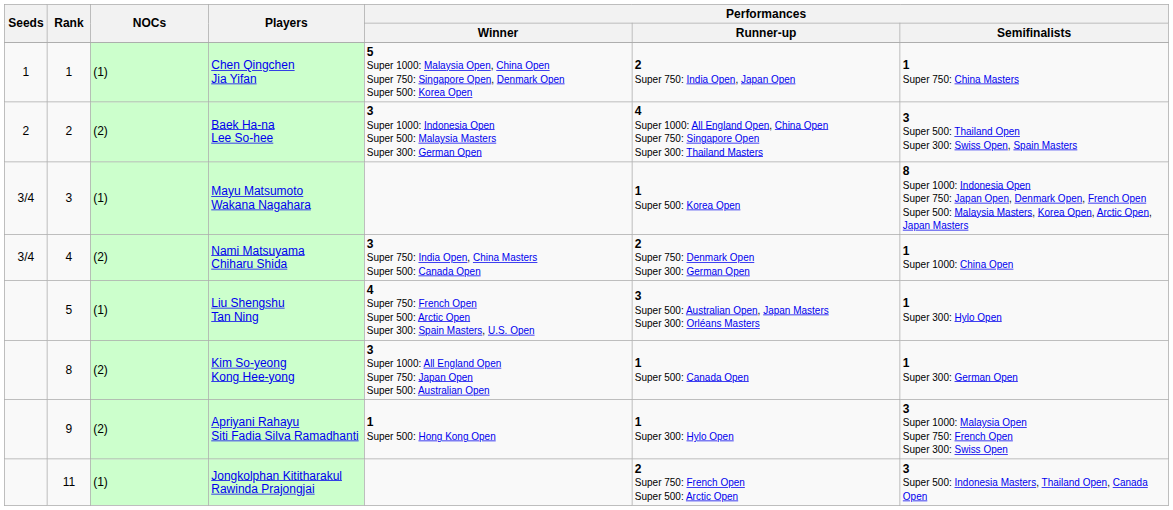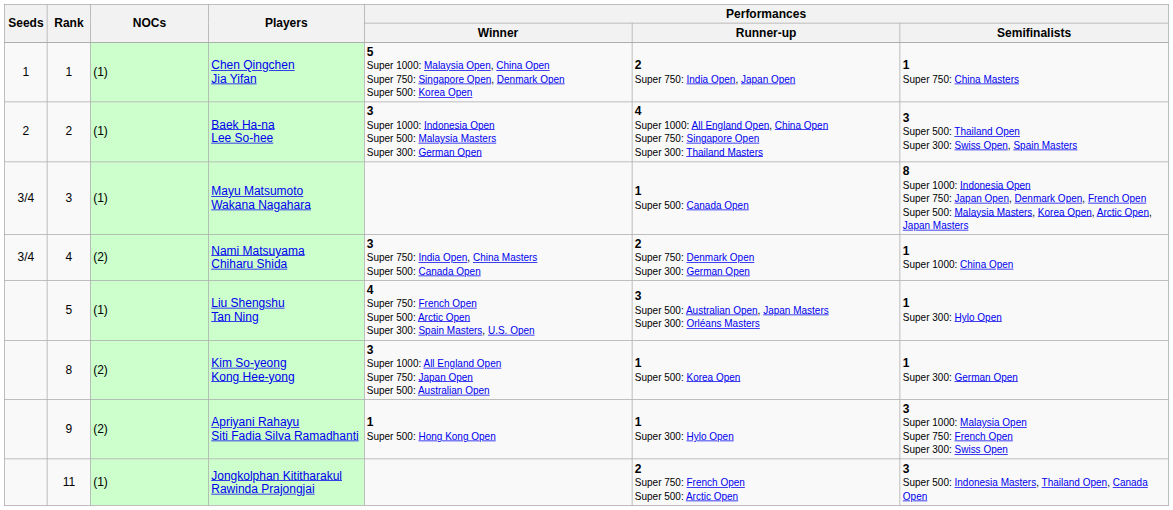(101, 131) (2) -> (101, 131) (1)
(688, 198) 1 Super 500: Korea Open -> (692, 198) 1 Super 500: Canada Open
(692, 369) 1 Super 500: Canada Open -> (688, 369) 1 Super 500: Korea Open
